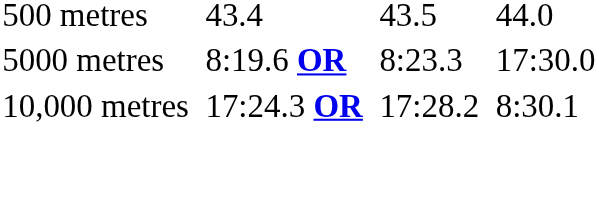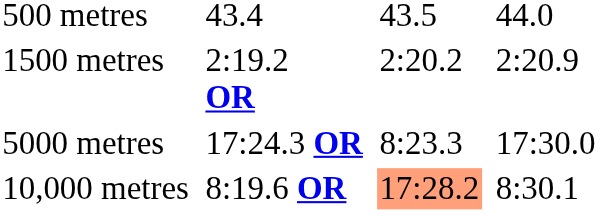+ row: (83, 60)
(276, 60) 8:19.6 OR -> (284, 142) 17:24.3 OR
(284, 105) 17:24.3 OR -> (276, 188) 8:19.6 OR
(429, 105) no background -> (429, 188) lightsalmon background
